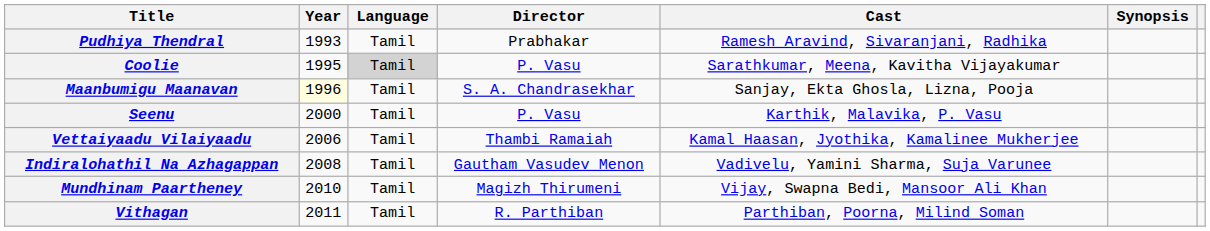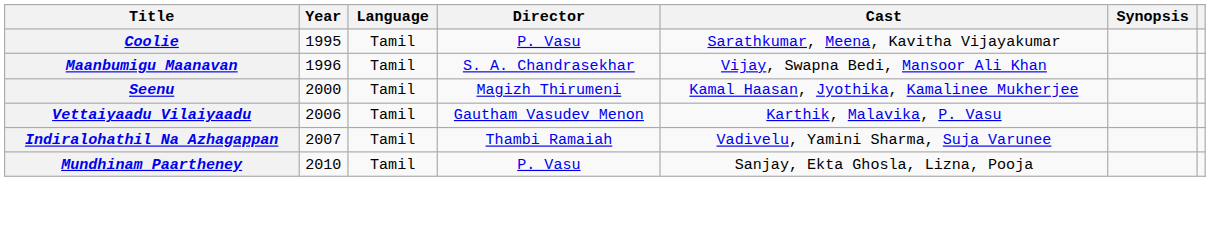- row: (152, 41)
(393, 66) lightgrey background -> (393, 41) no background
(323, 91) lightyellow background -> (323, 66) no background
(884, 91) Sanjay, Ekta Ghosla, Lizna, Pooja -> (884, 66) Vijay, Swapna Bedi, Mansoor Ali Khan
(549, 115) P. Vasu -> (549, 91) Magizh Thirumeni
(884, 115) Karthik, Malavika, P. Vasu -> (884, 91) Kamal Haasan, Jyothika, Kamalinee Mukherjee
(549, 140) Thambi Ramaiah -> (549, 115) Gautham Vasudev Menon
(884, 140) Kamal Haasan, Jyothika, Kamalinee Mukherjee -> (884, 115) Karthik, Malavika, P. Vasu
(323, 164) 2008 -> (323, 140) 2007
(549, 164) Gautham Vasudev Menon -> (549, 140) Thambi Ramaiah
(549, 189) Magizh Thirumeni -> (549, 164) P. Vasu
(884, 189) Vijay, Swapna Bedi, Mansoor Ali Khan -> (884, 164) Sanjay, Ekta Ghosla, Lizna, Pooja
- row: (152, 213)
